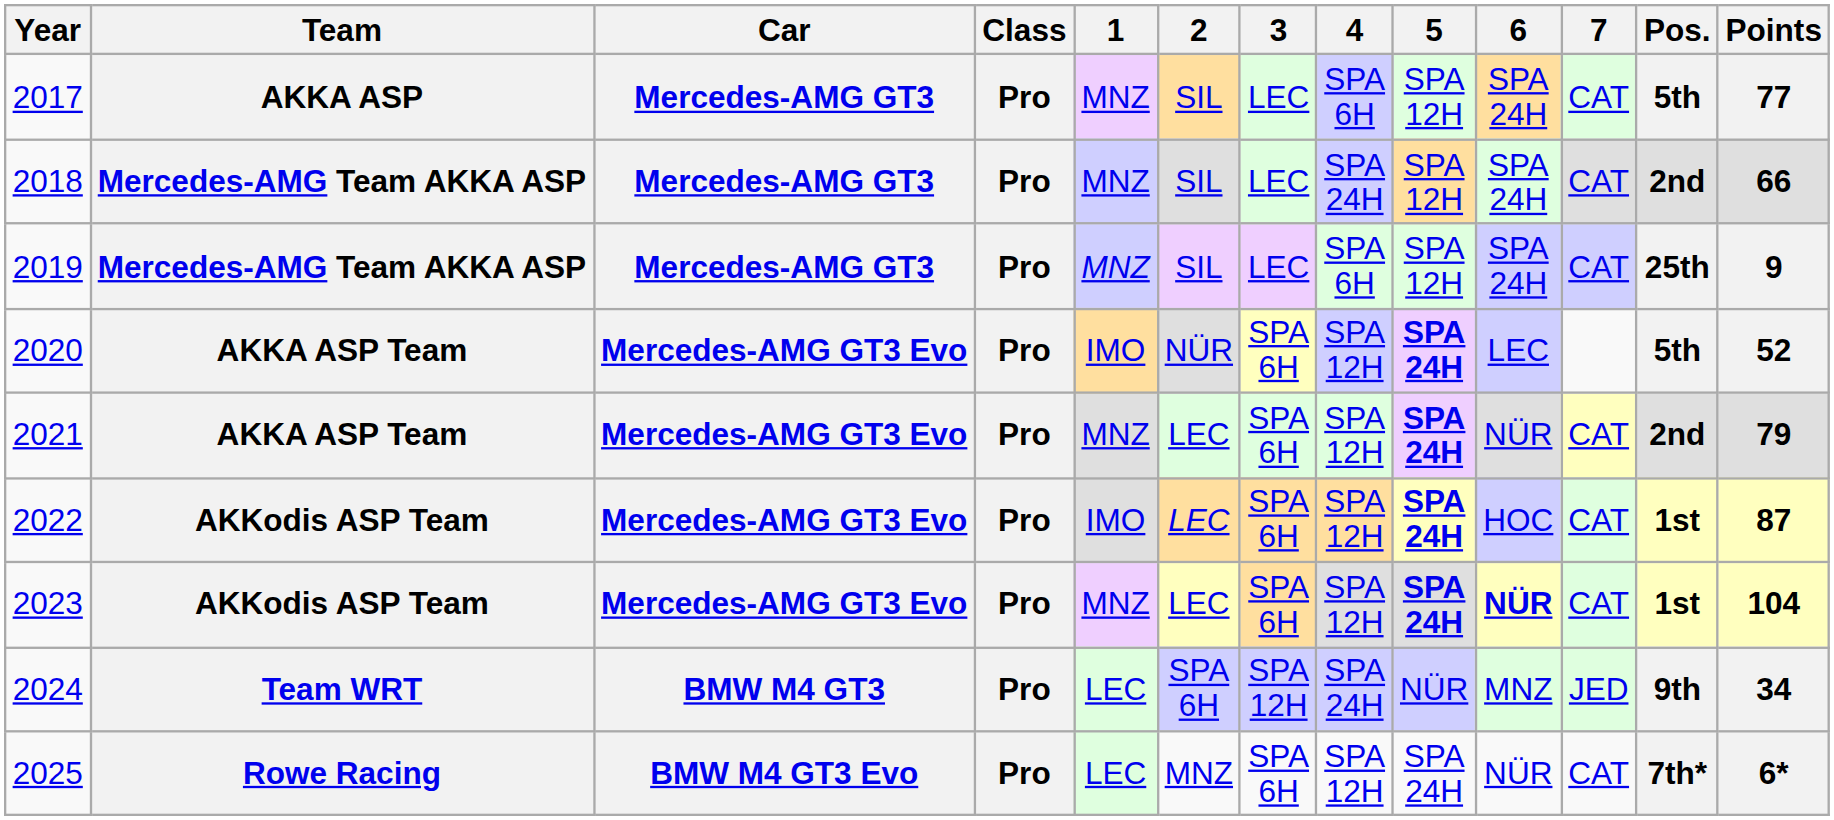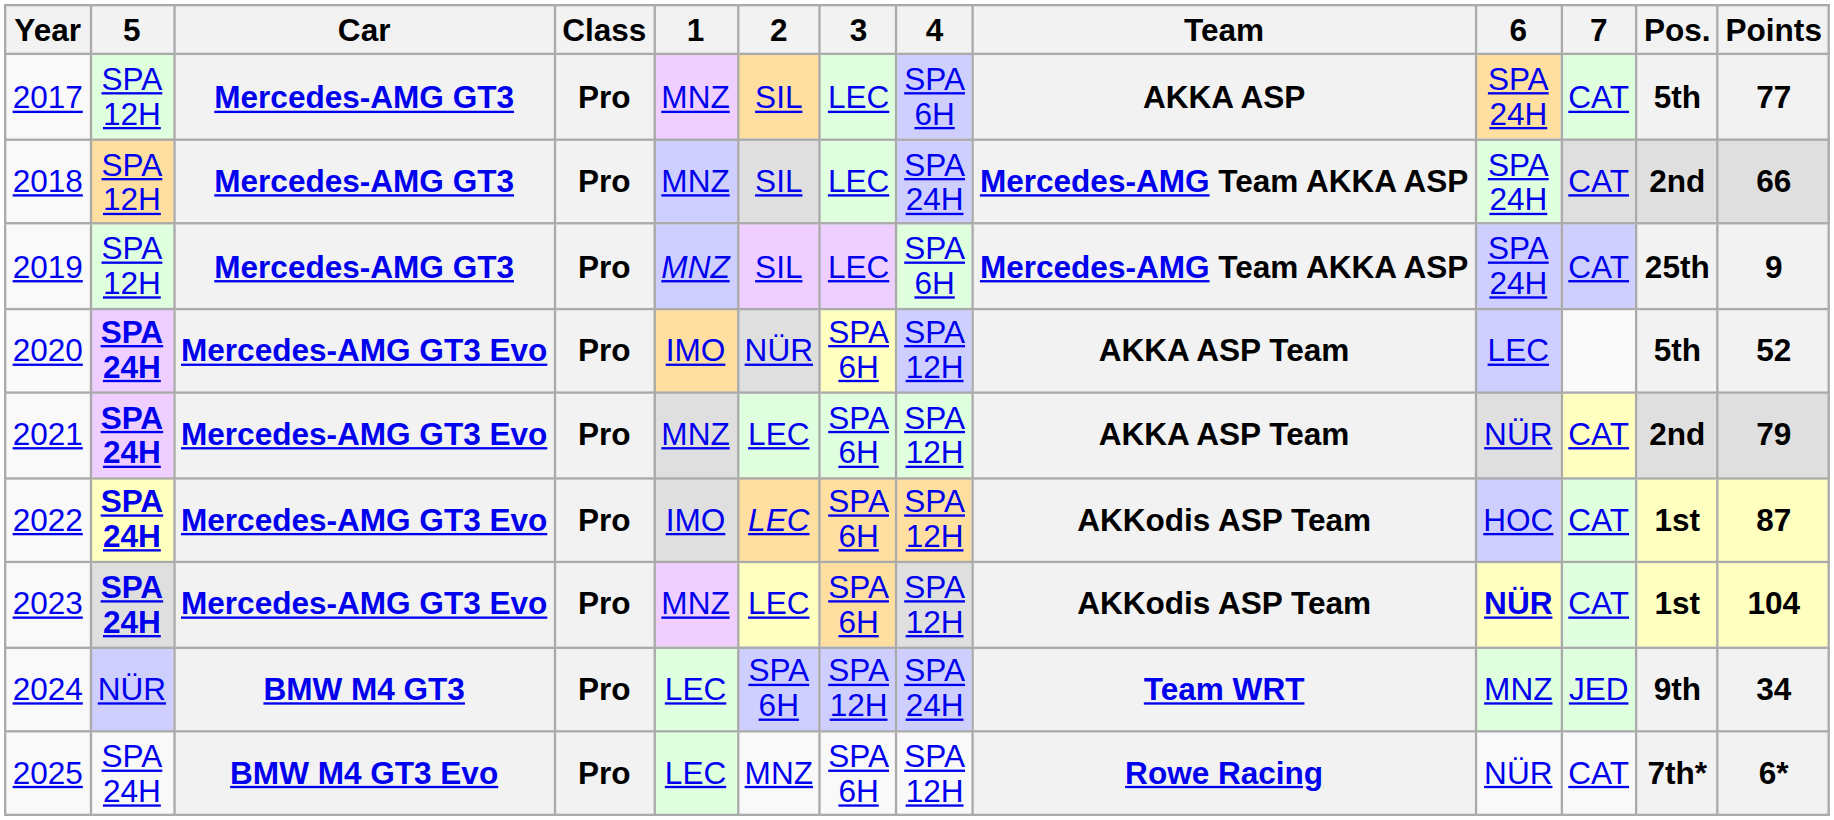columns swapped: (342, 30) <-> (1434, 30)
